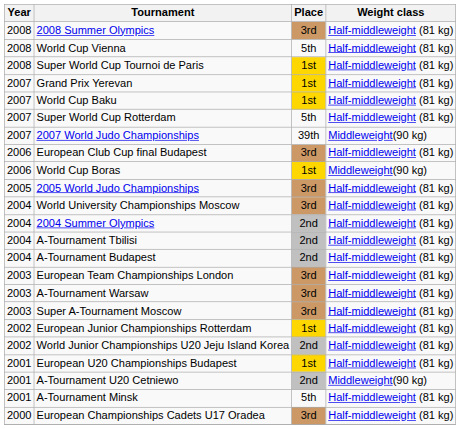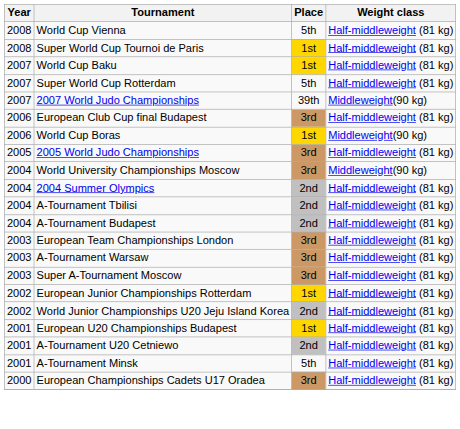- row: (95, 30)
- row: (84, 83)
(391, 205) Half-middleweight (81 kg) -> (378, 170) Middleweight(90 kg)
(378, 380) Middleweight(90 kg) -> (391, 345) Half-middleweight (81 kg)
